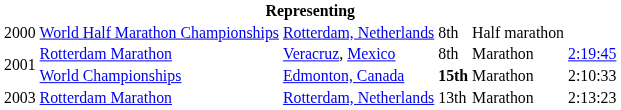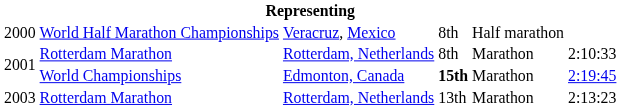(359, 32) Rotterdam, Netherlands -> (339, 32) Veracruz, Mexico
(339, 54) Veracruz, Mexico -> (359, 54) Rotterdam, Netherlands
(592, 54) 2:19:45 -> (592, 54) 2:10:33
(592, 76) 2:10:33 -> (592, 76) 2:19:45
